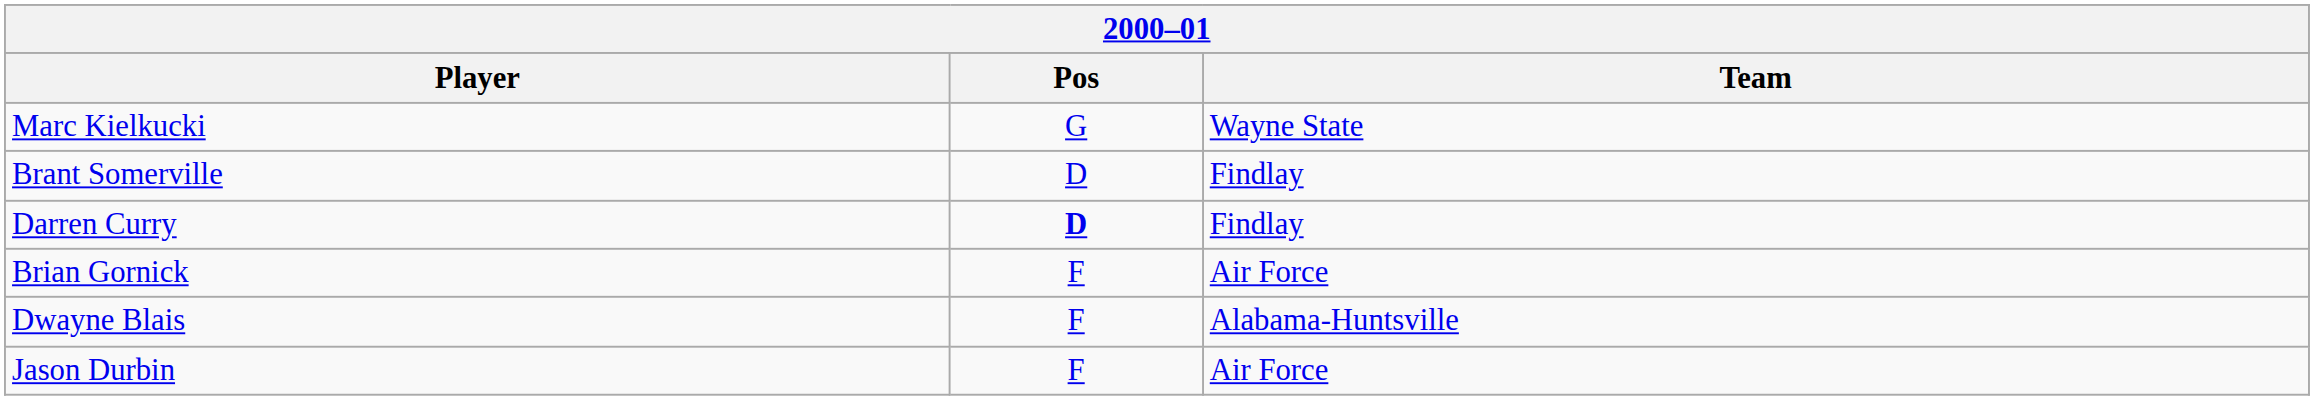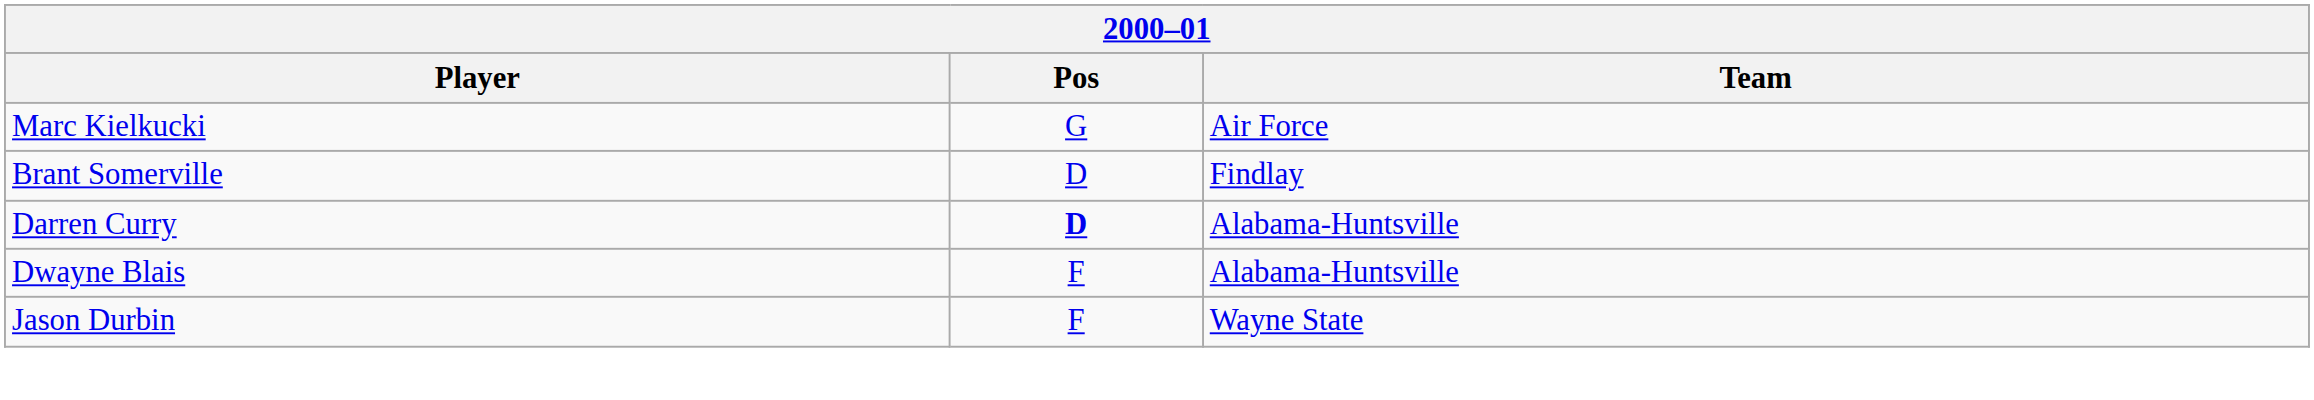(1287, 126) Wayne State -> (1269, 126) Air Force
(1257, 223) Findlay -> (1334, 223) Alabama-Huntsville
- row: (100, 272)
(1269, 369) Air Force -> (1287, 321) Wayne State
